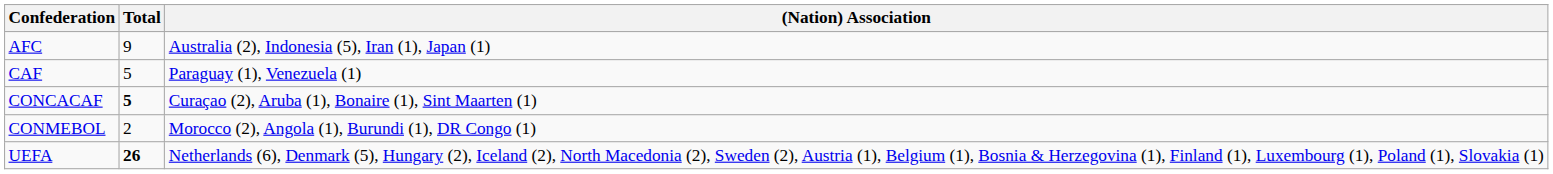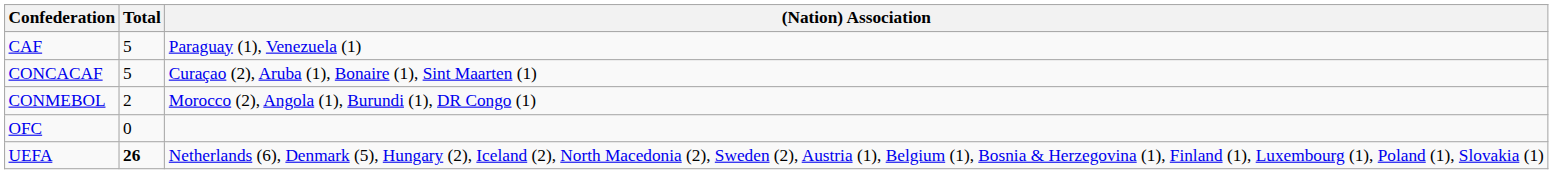- row: (25, 45)
(127, 100) bold -> (127, 73) normal
+ row: (25, 127)
